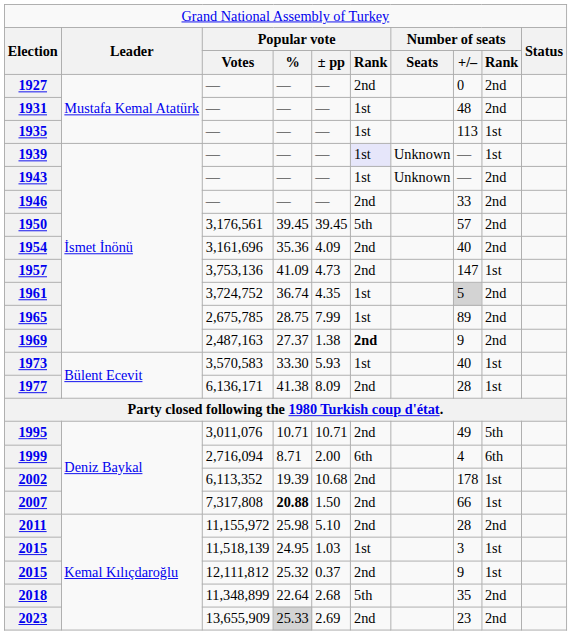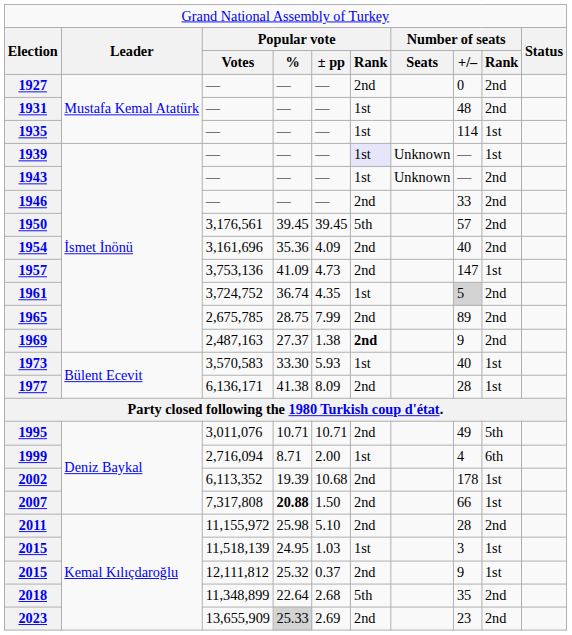(467, 131) 113 -> (467, 131) 114
(362, 316) 1st -> (365, 316) 2nd
(363, 455) 6th -> (362, 455) 1st
